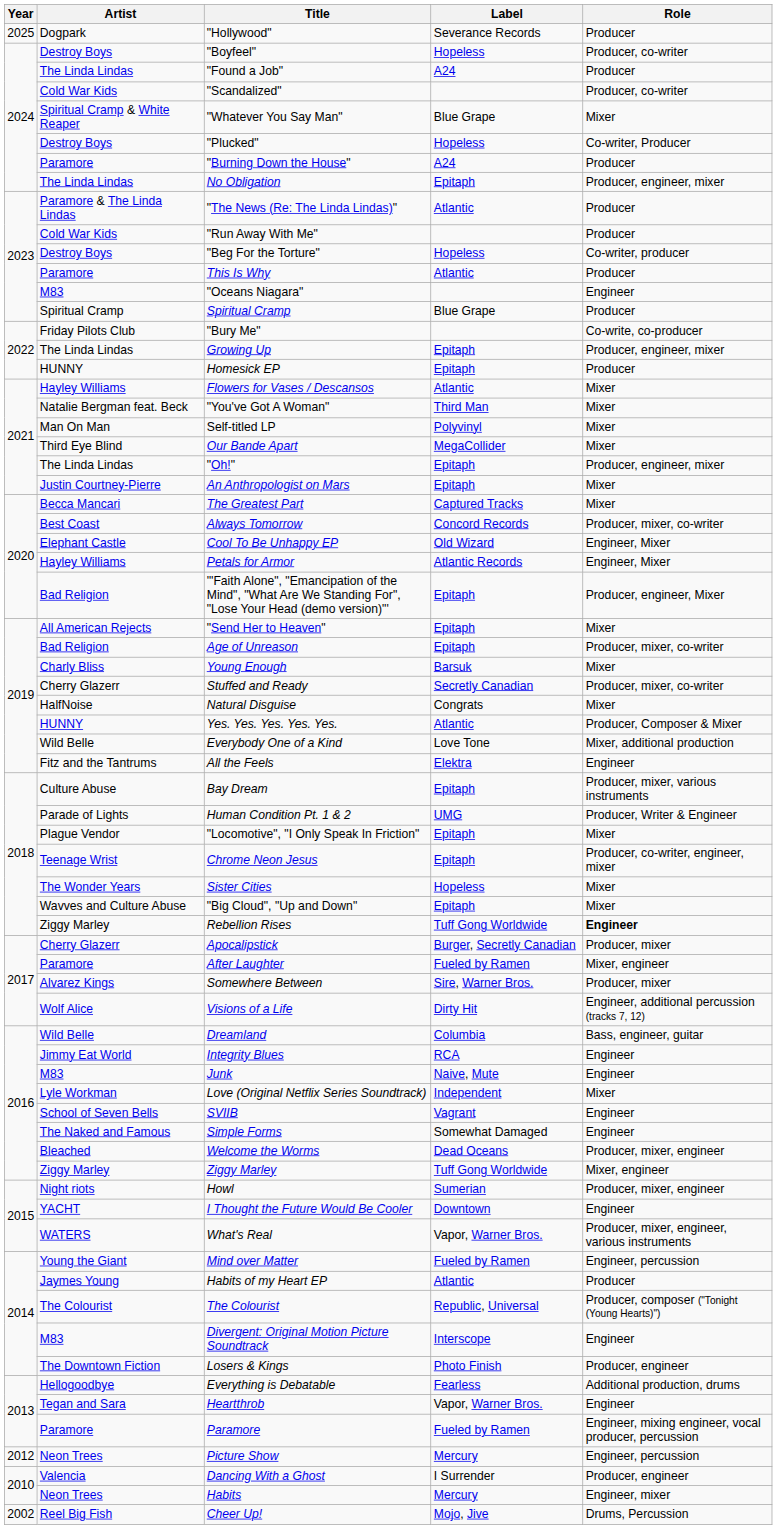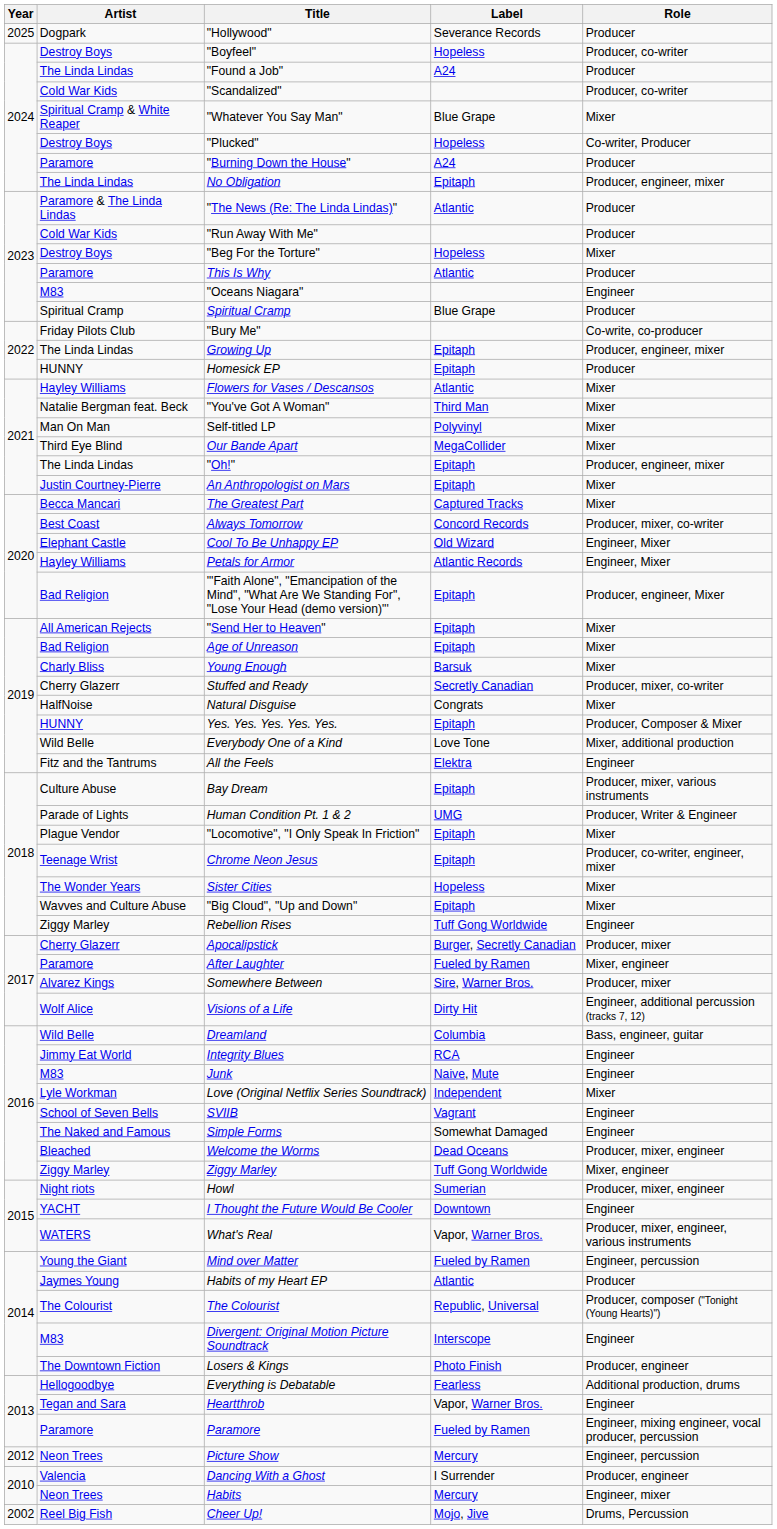(637, 253) Co-writer, producer -> (601, 253) Mixer
(655, 647) Producer, mixer, co-writer -> (601, 647) Mixer
(454, 724) Atlantic -> (454, 724) Epitaph
(612, 925) bold -> (610, 925) normal
